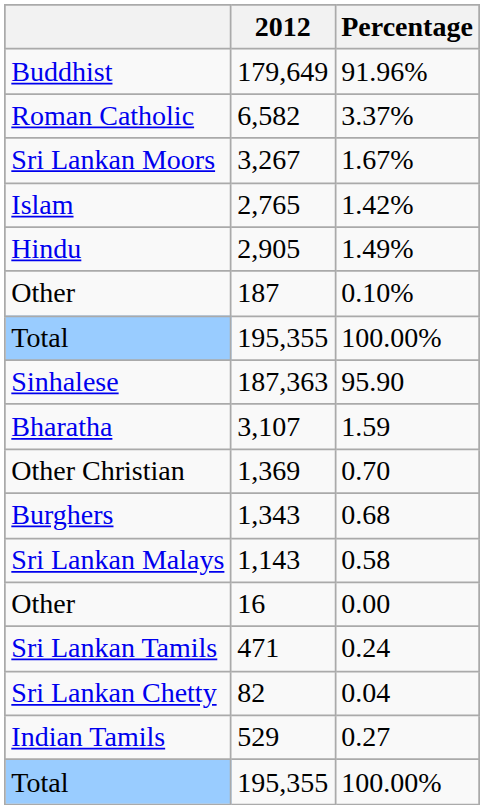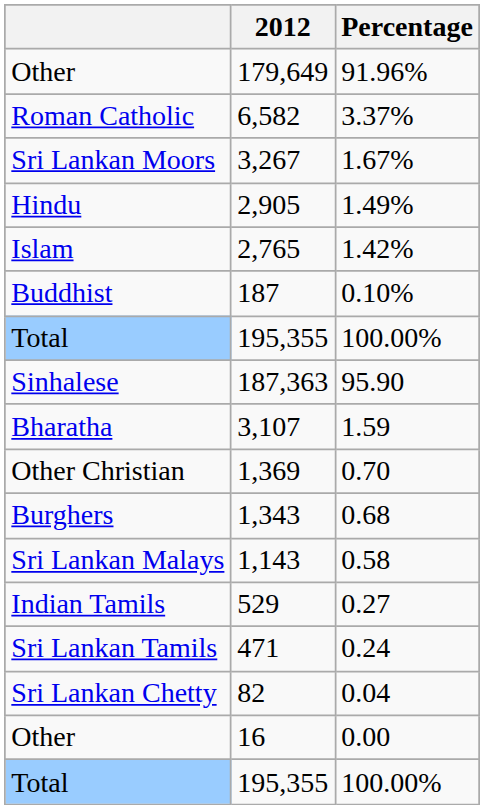(62, 71) Buddhist -> (43, 71) Other
rows swapped: (269, 248) <-> (269, 204)
(43, 293) Other -> (62, 293) Buddhist
rows swapped: (258, 737) <-> (251, 603)
